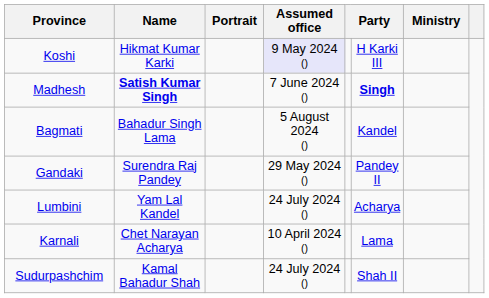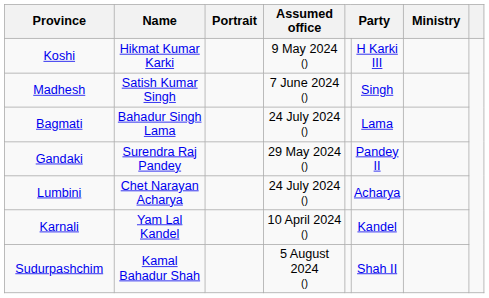(305, 55) lavender background -> (305, 55) no background
(160, 90) bold -> (160, 90) normal
(377, 90) bold -> (377, 90) normal
(305, 131) 5 August 2024 () -> (305, 124) 24 July 2024 ()
(377, 131) Kandel -> (377, 124) Lama
(160, 207) Yam Lal Kandel -> (160, 192) Chet Narayan Acharya
(160, 241) Chet Narayan Acharya -> (160, 227) Yam Lal Kandel
(377, 241) Lama -> (377, 227) Kandel
(305, 275) 24 July 2024 () -> (305, 268) 5 August 2024 ()
